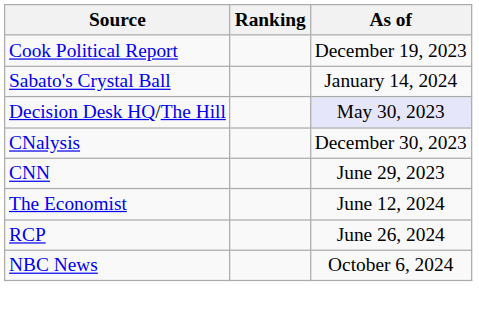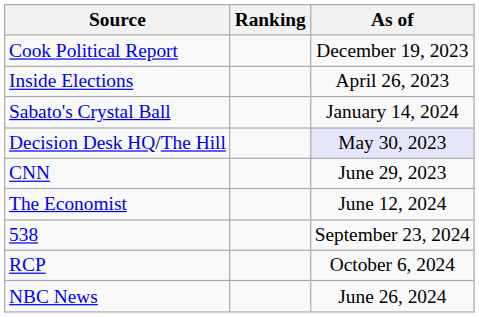+ row: (71, 81)
- row: (45, 142)
+ row: (24, 234)
(391, 234) June 26, 2024 -> (392, 265) October 6, 2024
(391, 265) October 6, 2024 -> (392, 296) June 26, 2024
